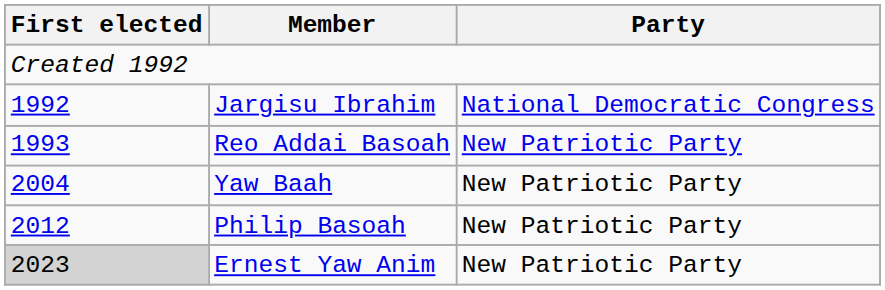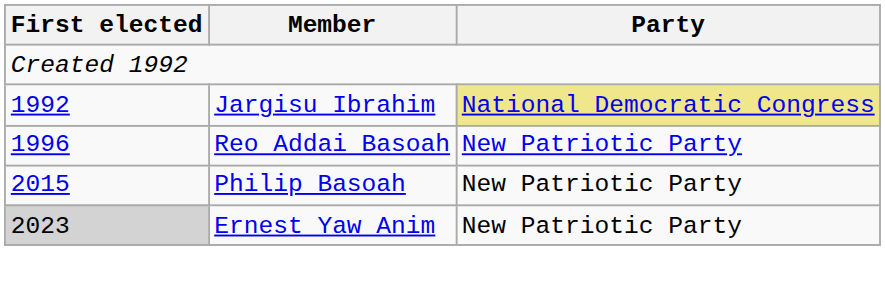(668, 105) no background -> (668, 105) khaki background
(40, 145) 1993 -> (40, 145) 1996
- row: (273, 185)
(40, 225) 2012 -> (40, 185) 2015
